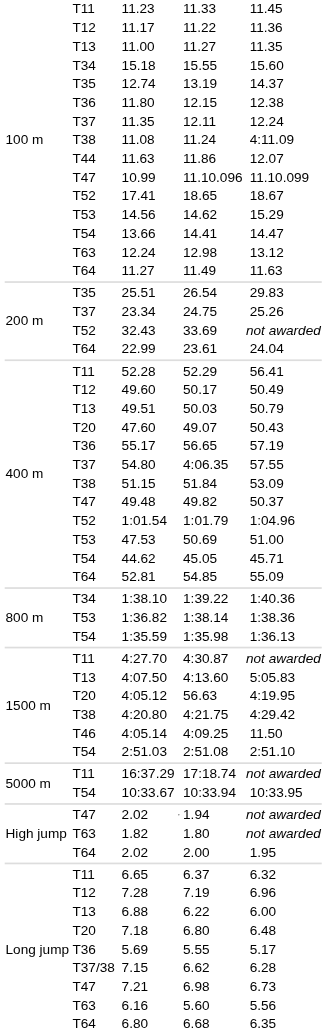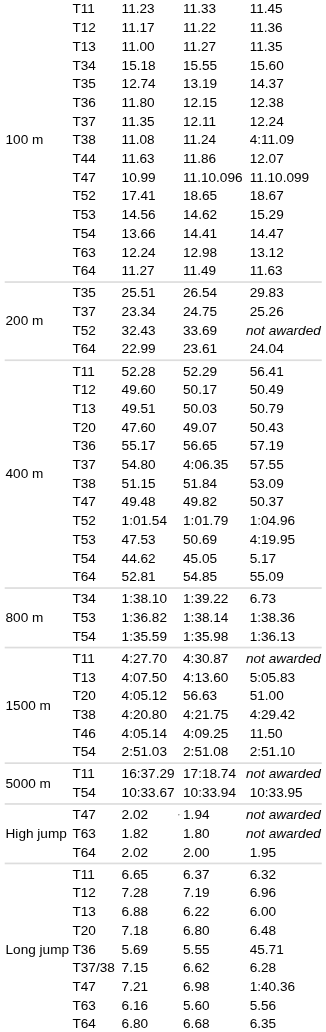(267, 539) 51.00 -> (272, 539) 4:19.95
(267, 558) 45.71 -> (263, 558) 5.17
(272, 599) 1:40.36 -> (263, 599) 6.73
(272, 696) 4:19.95 -> (267, 696) 51.00
(263, 949) 5.17 -> (267, 949) 45.71
(263, 986) 6.73 -> (272, 986) 1:40.36
